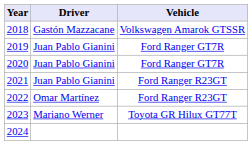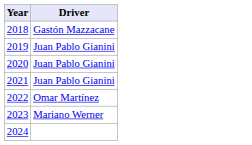- column: (182, 13)
